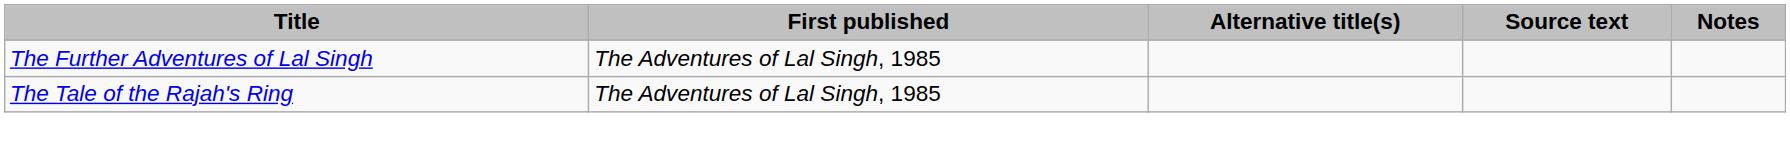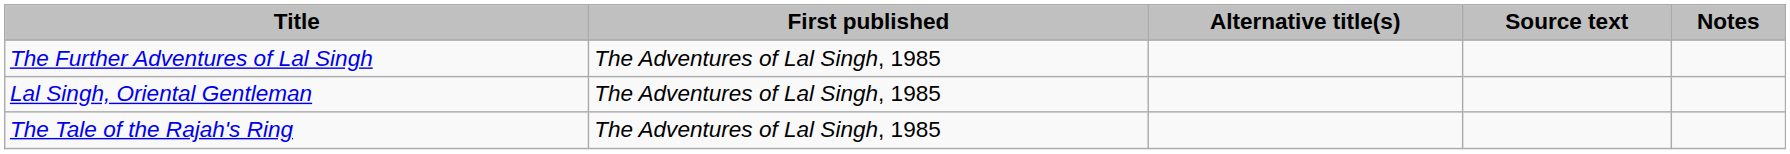+ row: (161, 93)
